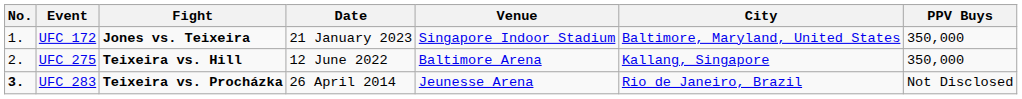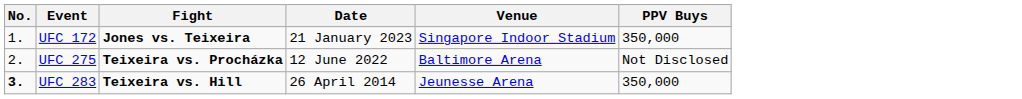- column: (761, 16)
(172, 60) Teixeira vs. Hill -> (193, 60) Teixeira vs. Procházka
(936, 60) 350,000 -> (675, 60) Not Disclosed
(193, 82) Teixeira vs. Procházka -> (172, 82) Teixeira vs. Hill
(960, 82) Not Disclosed -> (651, 82) 350,000
